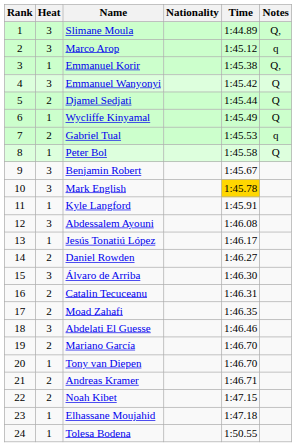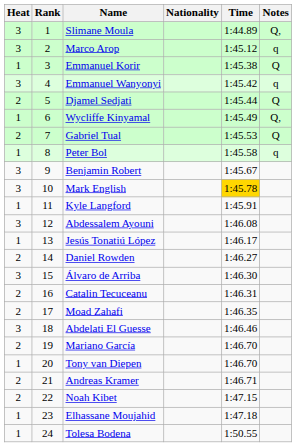columns swapped: (20, 13) <-> (49, 13)
(276, 65) Q, -> (276, 65) Q
(276, 83) Q -> (276, 83) q
(276, 118) Q -> (276, 118) Q,
(276, 135) q -> (276, 135) Q
(276, 153) Q -> (276, 153) q
